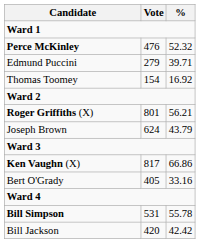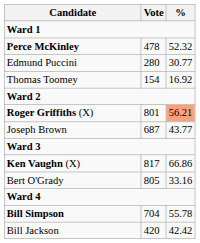(152, 46) 476 -> (152, 46) 478
(152, 63) 279 -> (152, 63) 280
(181, 63) 39.71 -> (181, 63) 30.77
(181, 113) no background -> (181, 113) lightsalmon background
(152, 130) 624 -> (152, 130) 687
(181, 130) 43.79 -> (181, 130) 43.77
(152, 180) 405 -> (152, 180) 805
(152, 213) 531 -> (152, 213) 704
